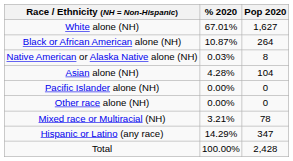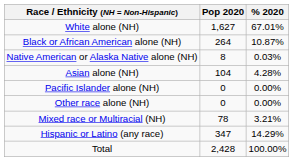columns swapped: (265, 12) <-> (221, 12)
